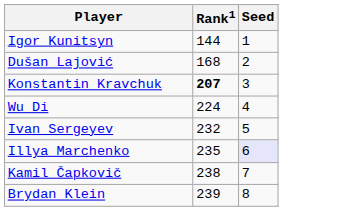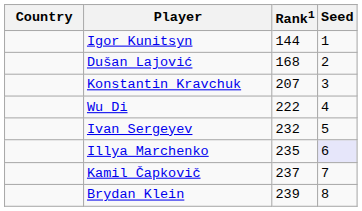+ column: (44, 17)
(208, 85) bold -> (288, 85) normal
(208, 107) 224 -> (288, 107) 222
(208, 173) 238 -> (288, 173) 237
